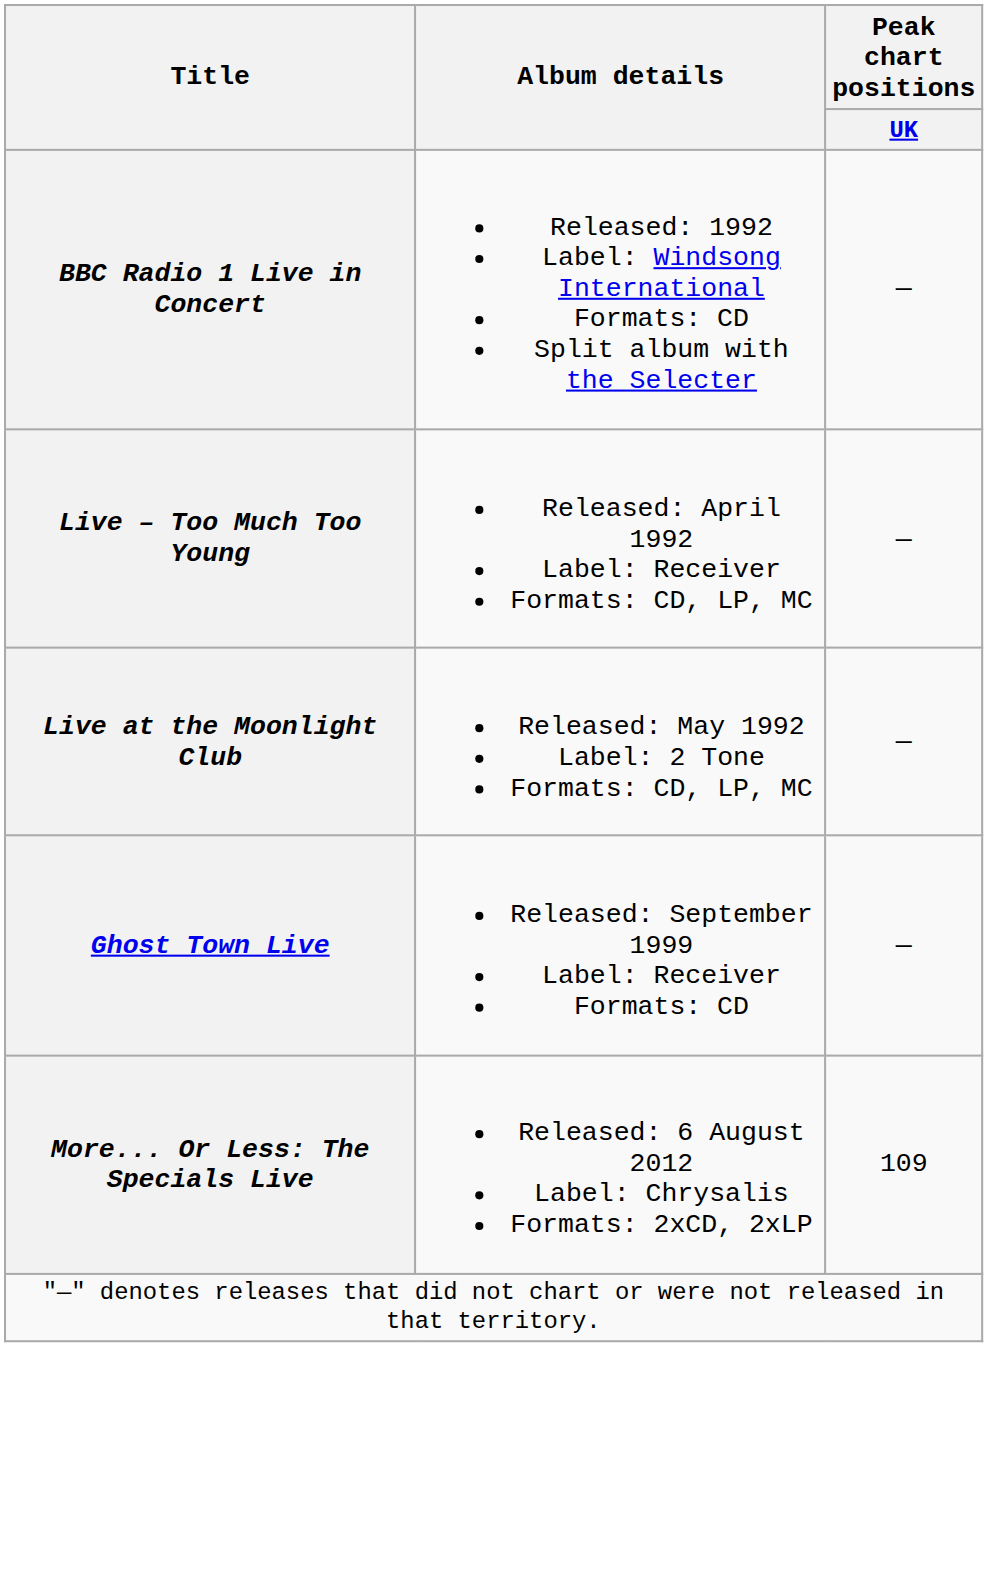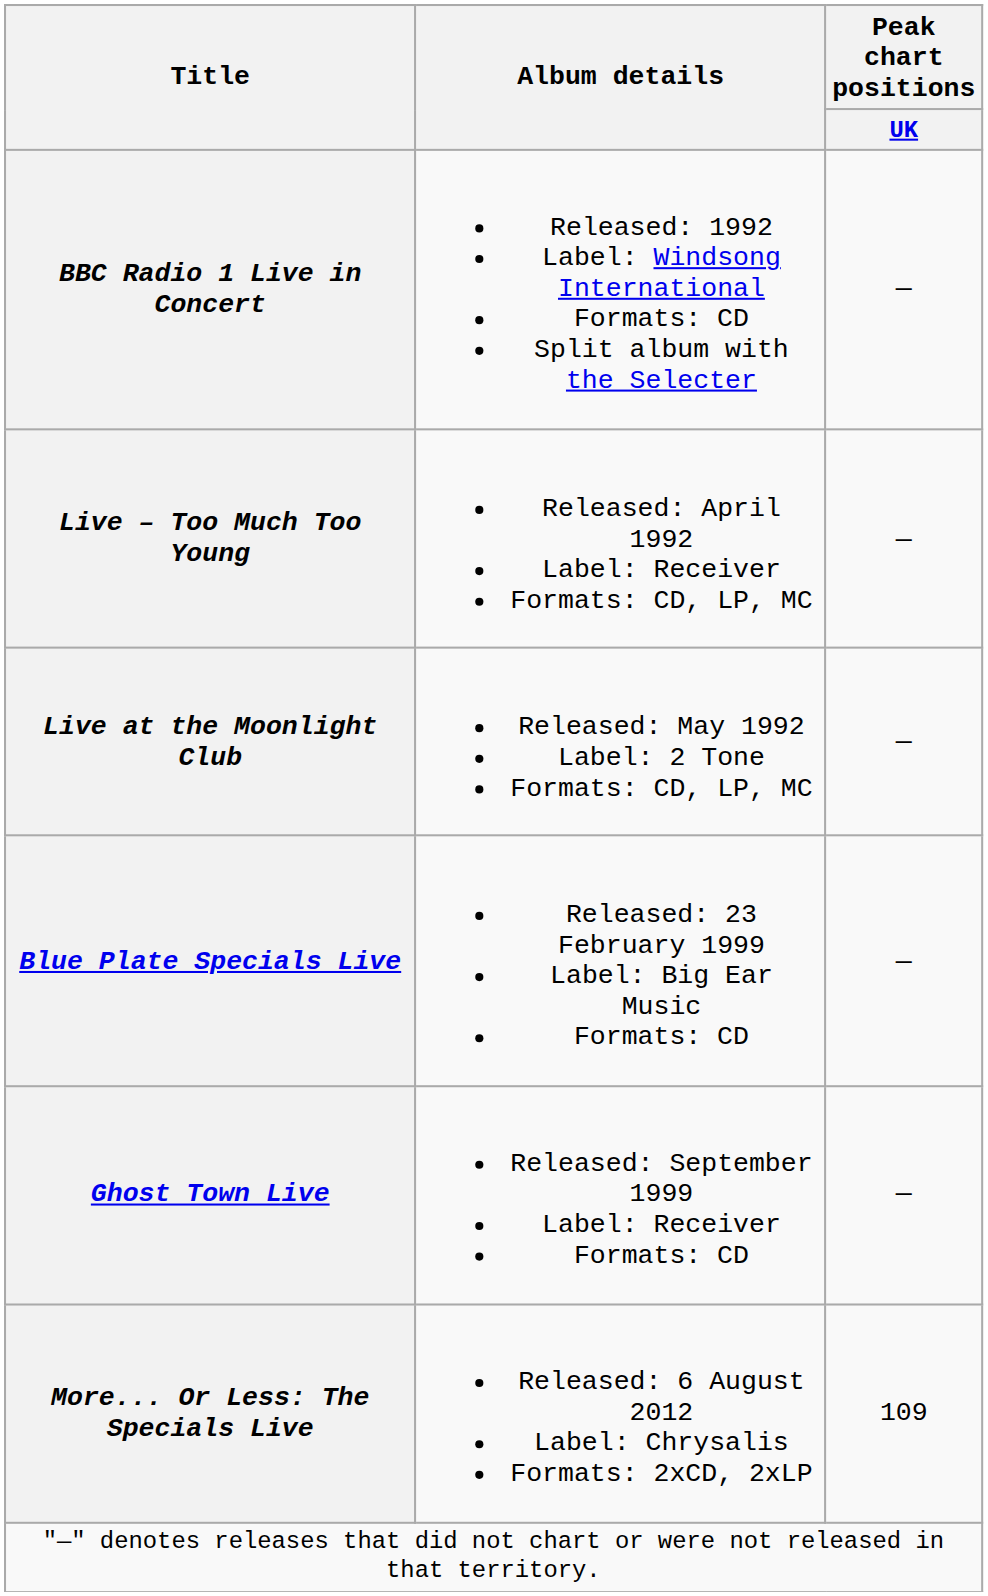+ row: (210, 961)
